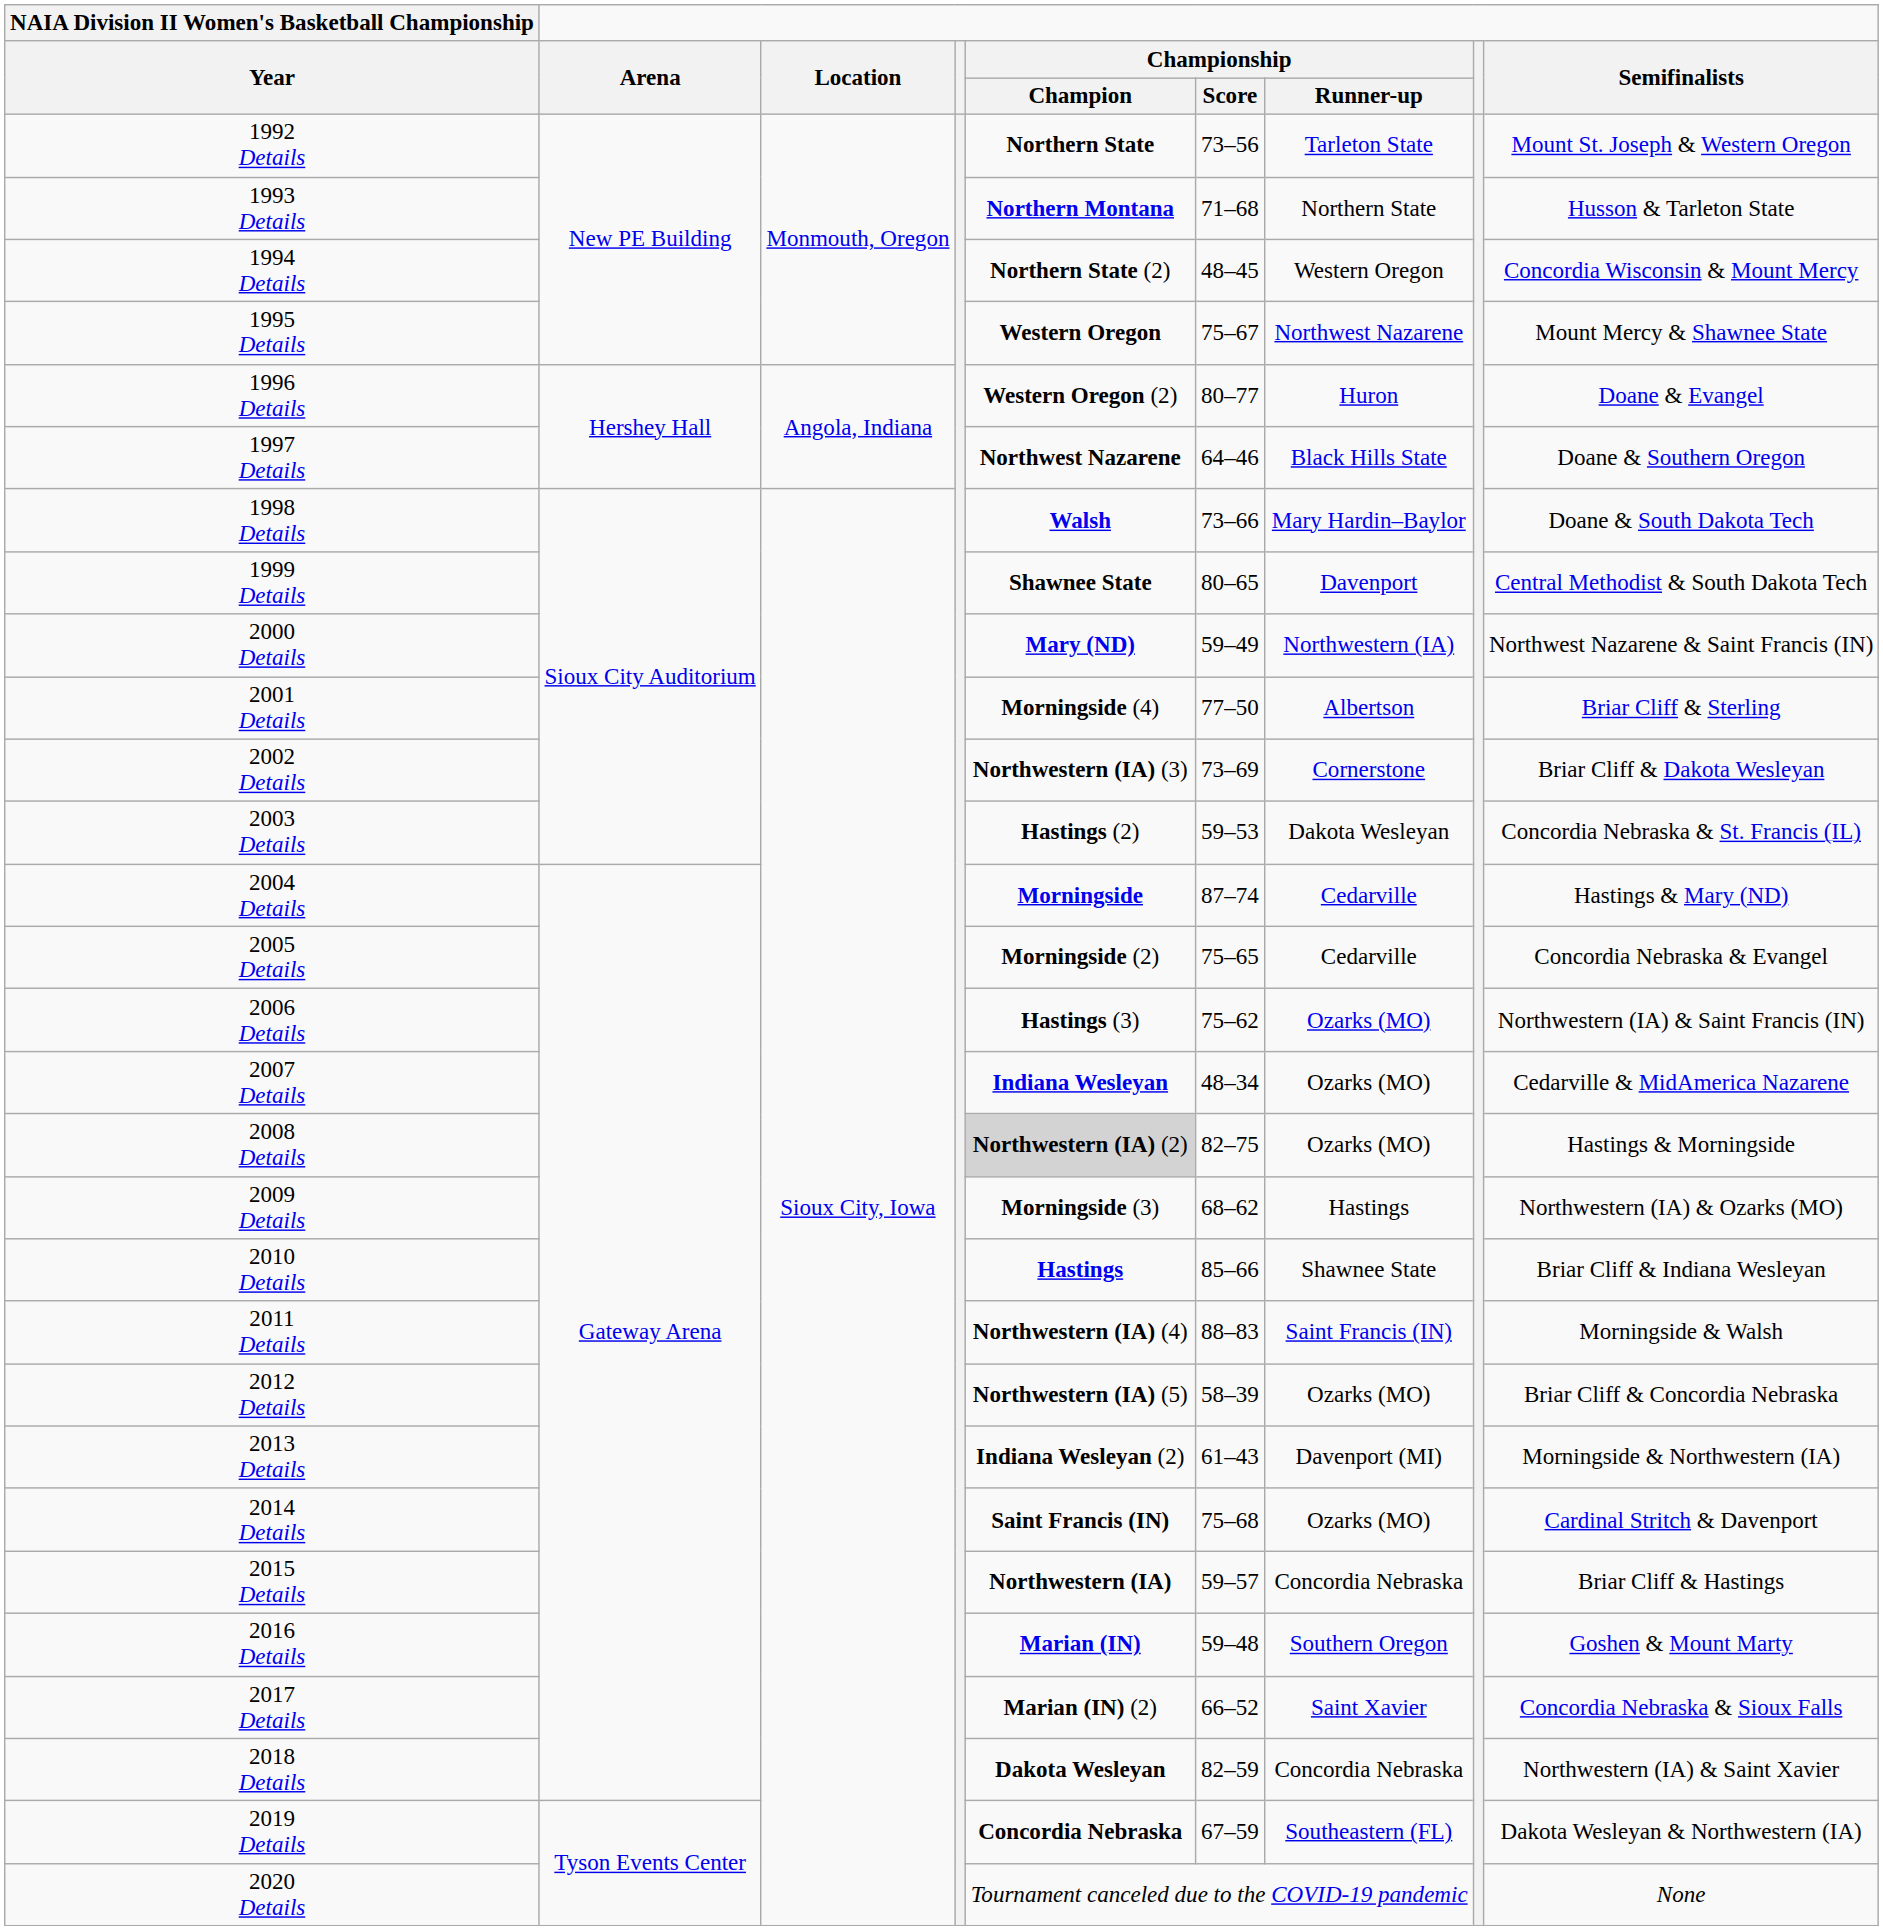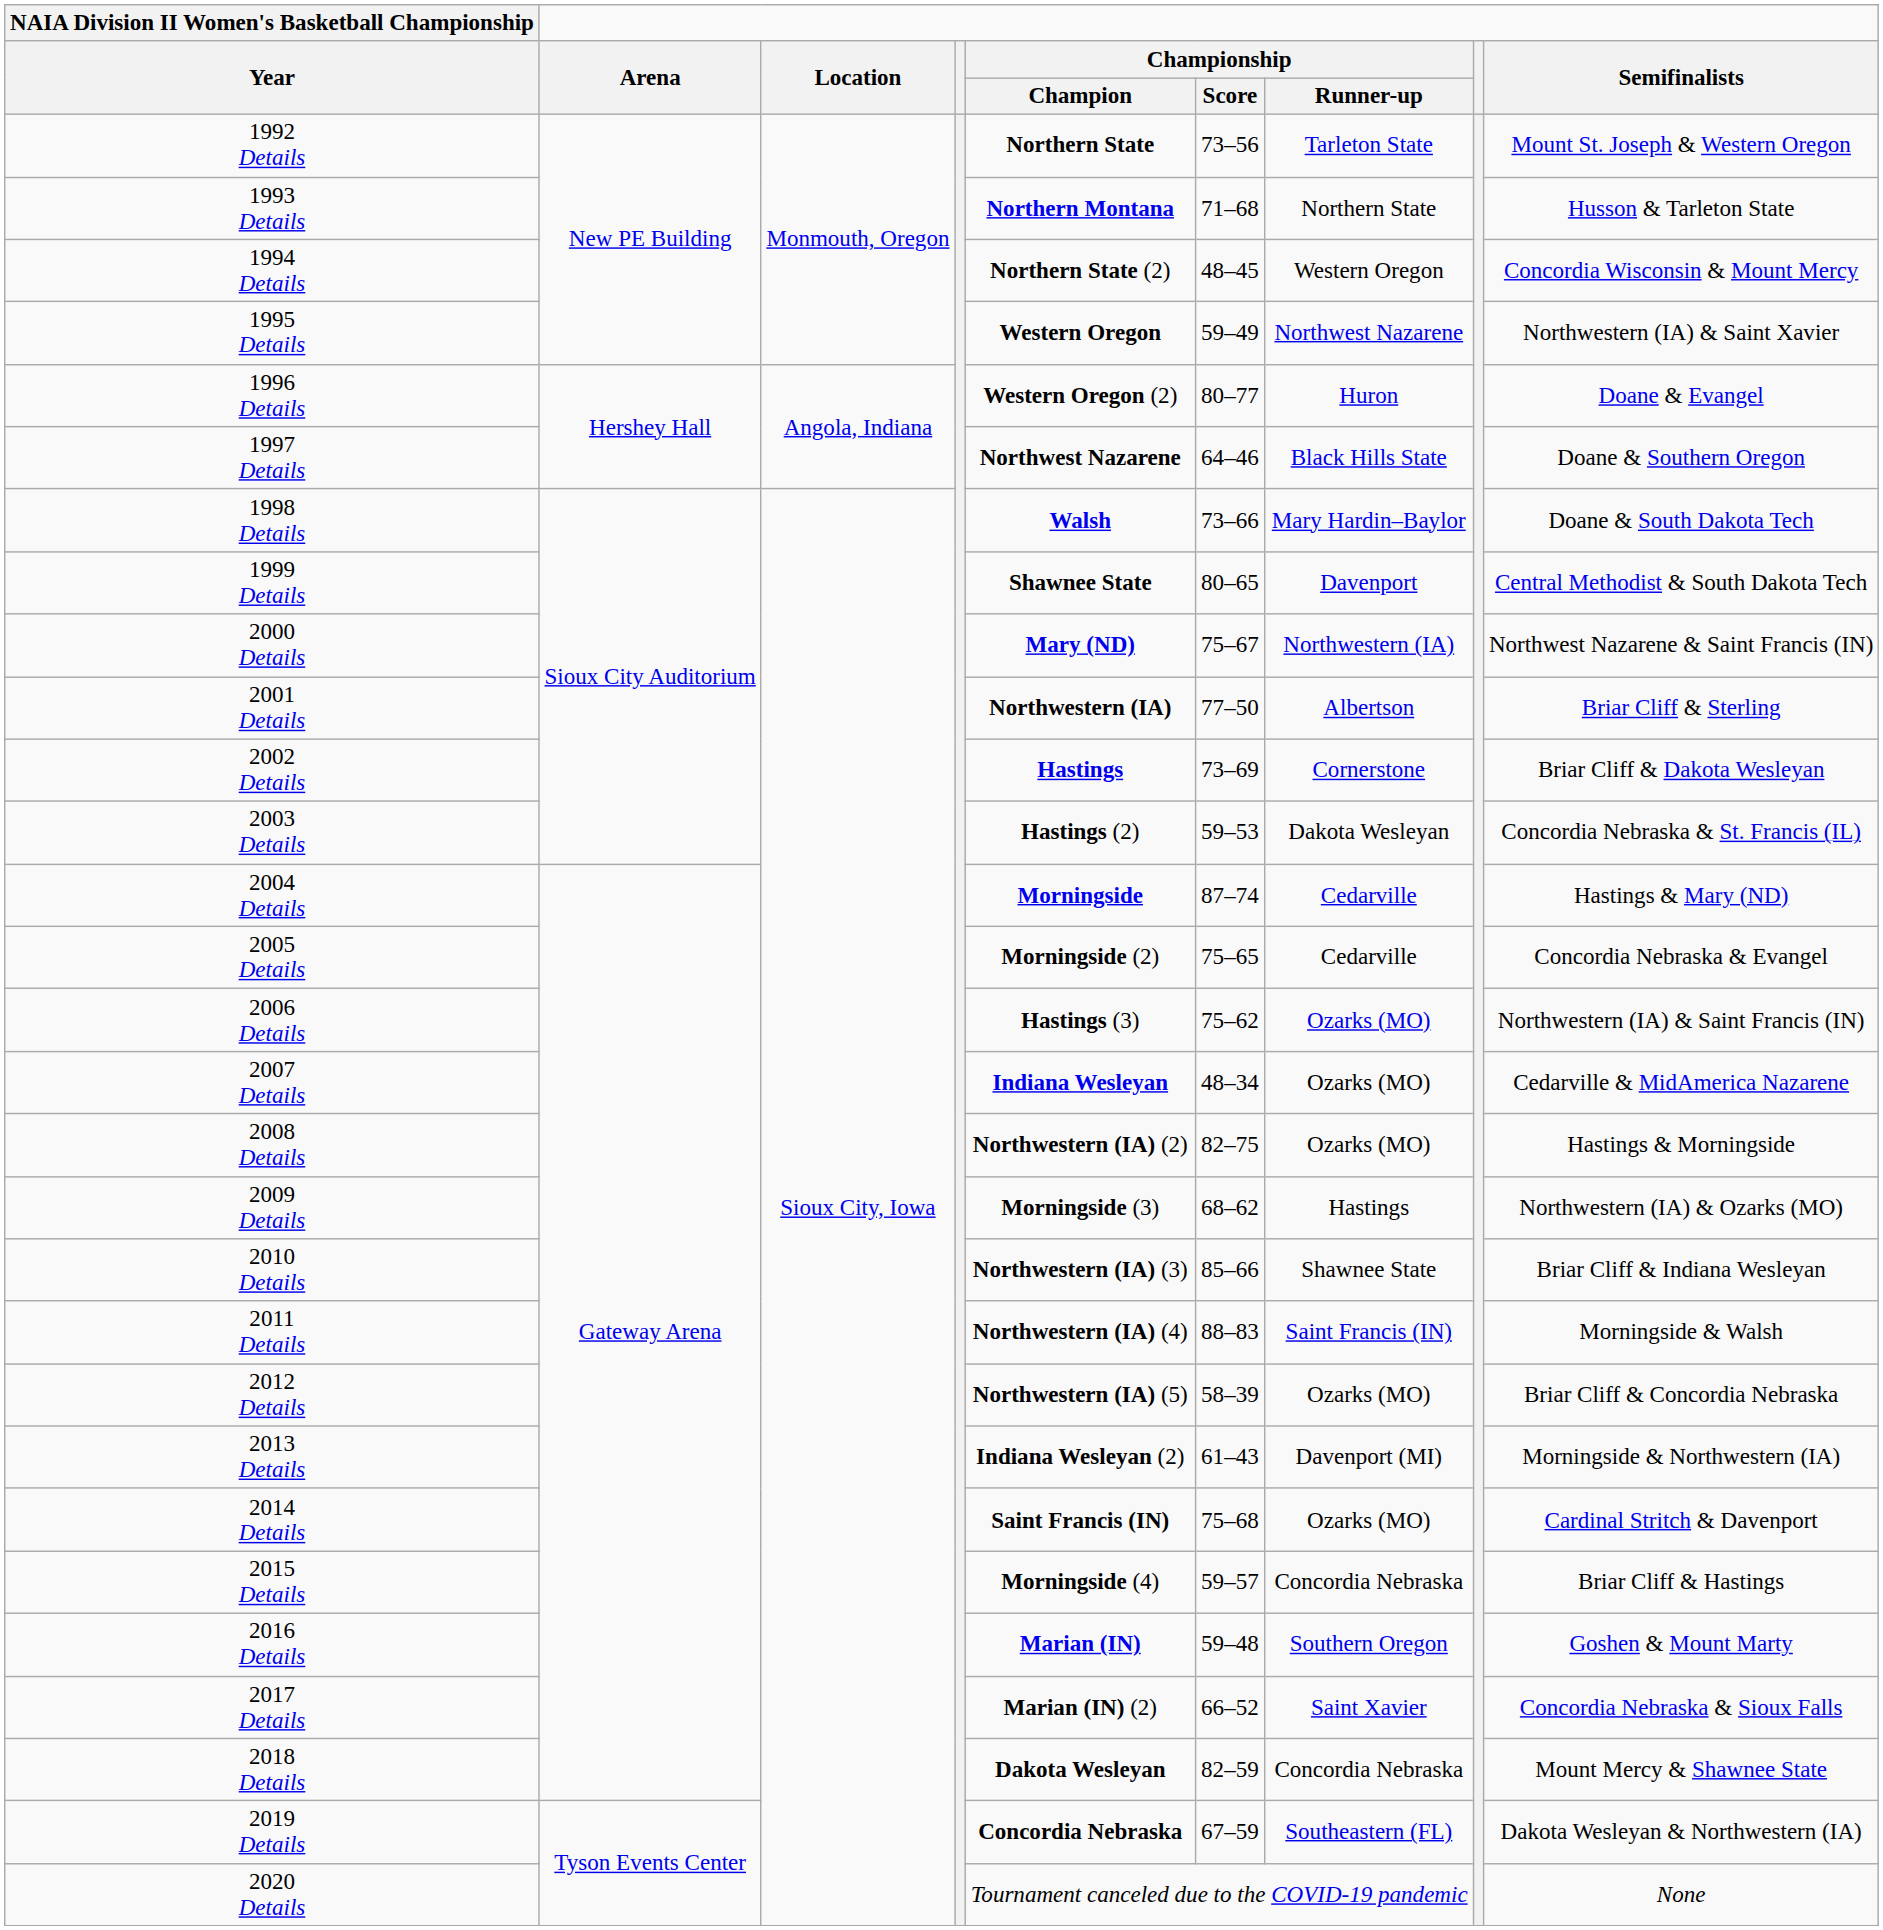(1230, 332) 75–67 -> (1230, 332) 59–49
(1681, 332) Mount Mercy & Shawnee State -> (1681, 332) Northwestern (IA) & Saint Xavier
(1230, 645) 59–49 -> (1230, 645) 75–67
(1080, 707) Morningside (4) -> (1080, 707) Northwestern (IA)
(1080, 769) Northwestern (IA) (3) -> (1080, 769) Hastings
(1080, 1144) lightgrey background -> (1080, 1144) no background
(1080, 1269) Hastings -> (1080, 1269) Northwestern (IA) (3)
(1080, 1581) Northwestern (IA) -> (1080, 1581) Morningside (4)
(1681, 1769) Northwestern (IA) & Saint Xavier -> (1681, 1769) Mount Mercy & Shawnee State
